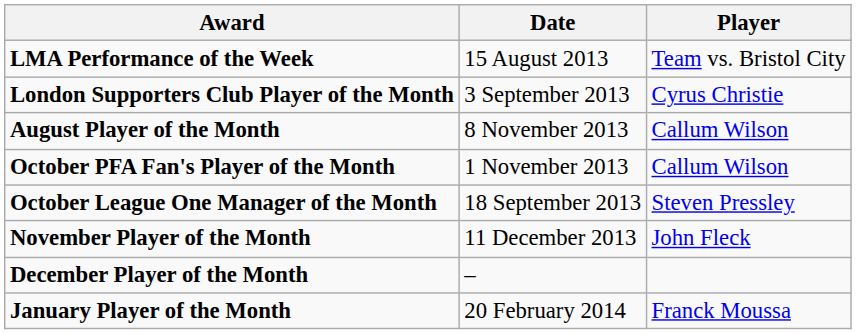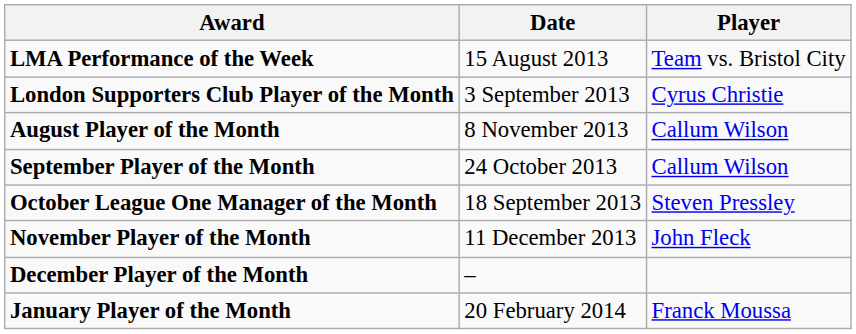+ row: (162, 166)
- row: (202, 166)
